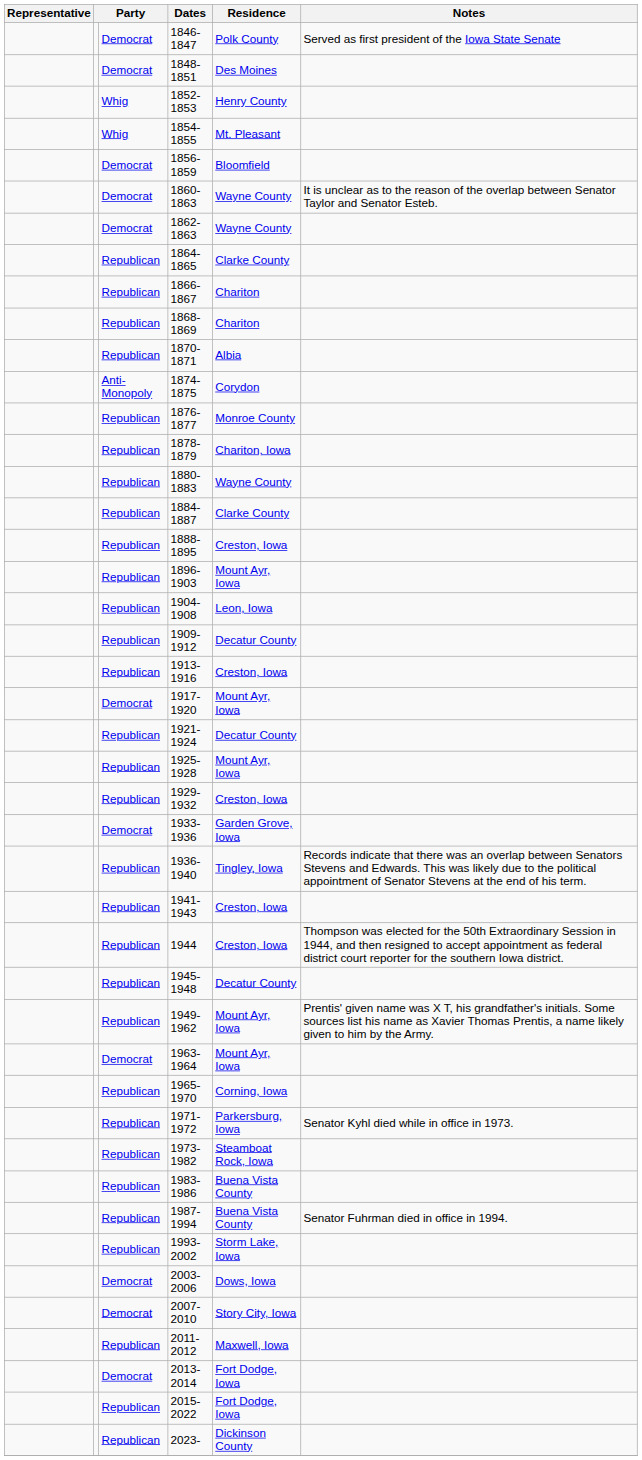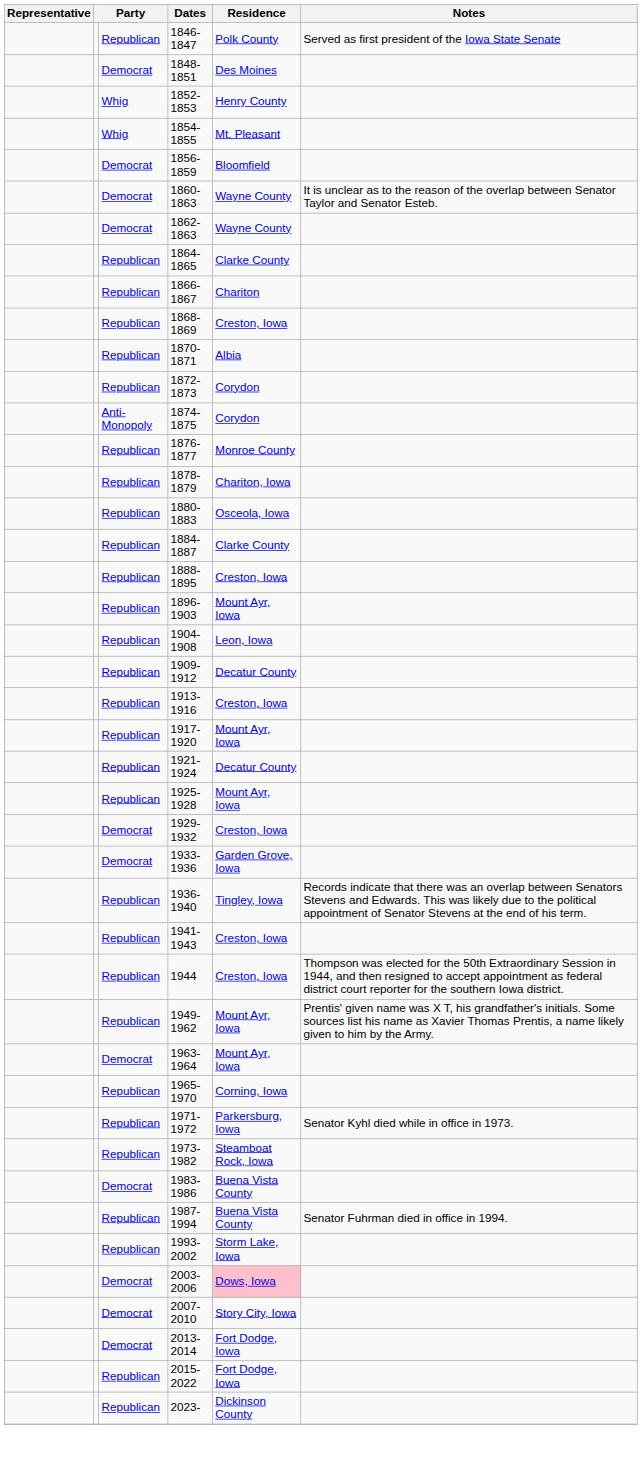(127, 38) Democrat -> (131, 38) Republican
(237, 323) Chariton -> (251, 323) Creston, Iowa
+ row: (185, 387)
(253, 482) Wayne County -> (252, 513) Osceola, Iowa
(127, 703) Democrat -> (131, 735) Republican
(131, 798) Republican -> (127, 830) Democrat
- row: (185, 983)
(131, 1186) Republican -> (127, 1186) Democrat
(245, 1281) no background -> (245, 1281) pink background
- row: (185, 1344)
